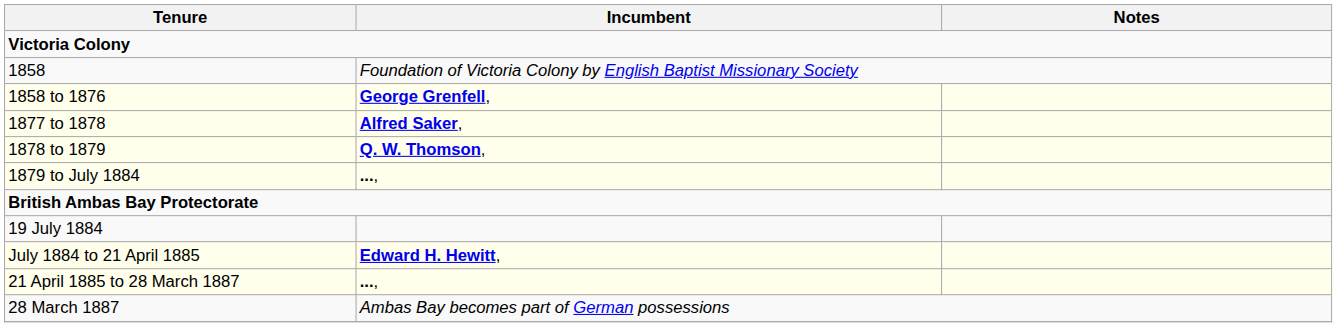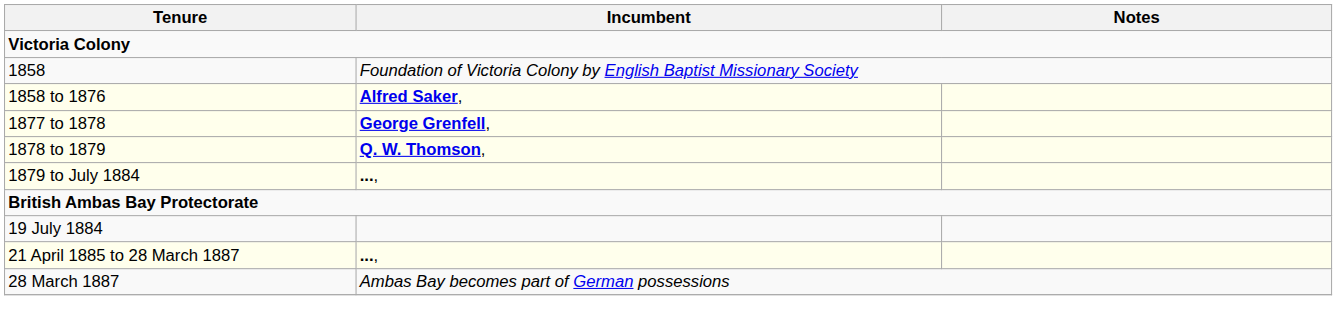(425, 96) George Grenfell, -> (411, 96) Alfred Saker,
(411, 123) Alfred Saker, -> (425, 123) George Grenfell,
- row: (104, 255)
